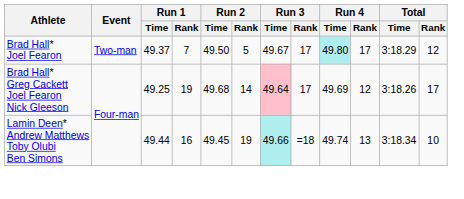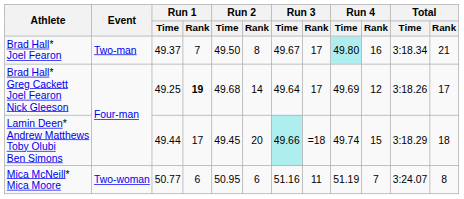(246, 51) 5 -> (257, 51) 8
(365, 51) 17 -> (376, 51) 16
(399, 51) 3:18.29 -> (410, 51) 3:18.34
(433, 51) 12 -> (444, 51) 21
(186, 90) normal -> (197, 90) bold
(276, 90) pink background -> (287, 90) no background
(186, 141) 16 -> (197, 141) 17
(246, 141) 19 -> (257, 141) 20
(365, 141) 13 -> (376, 141) 15
(399, 141) 3:18.34 -> (410, 141) 3:18.29
(433, 141) 10 -> (444, 141) 18
+ row: (38, 180)
